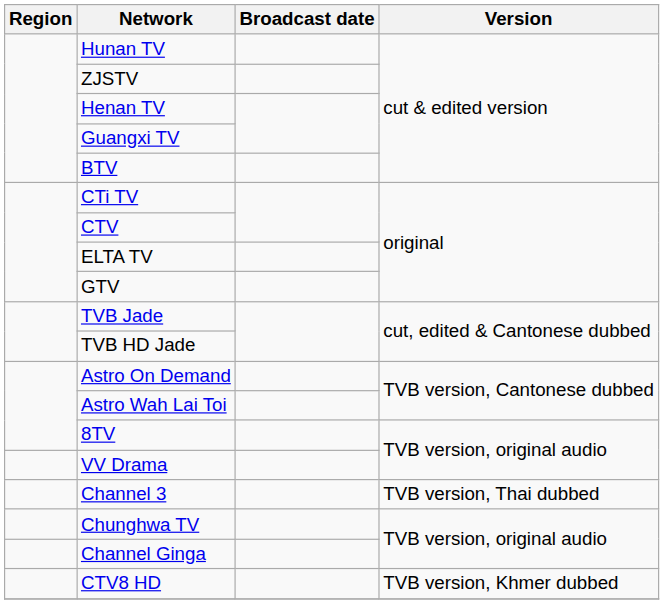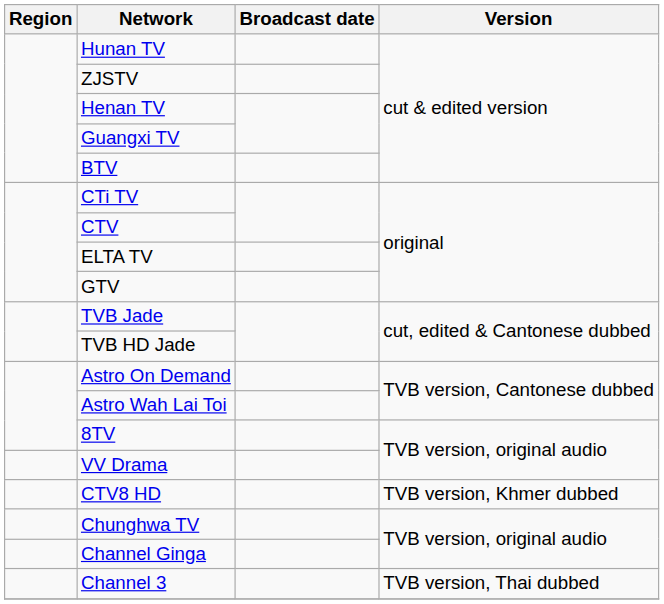rows swapped: (121, 583) <-> (124, 494)
